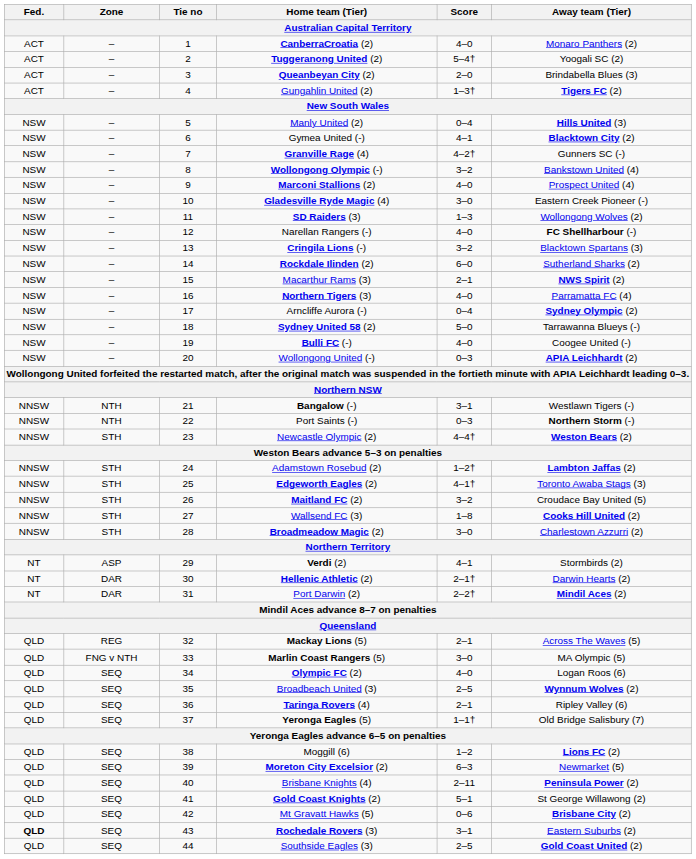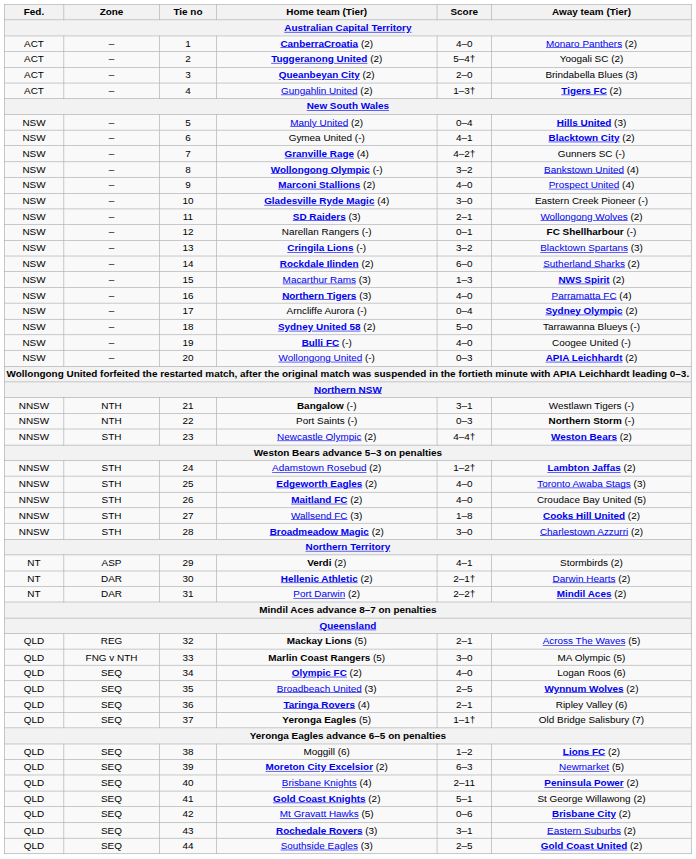(464, 216) 1–3 -> (464, 216) 2–1
(464, 232) 4–0 -> (464, 232) 0–1
(464, 279) 2–1 -> (464, 279) 1–3
(464, 484) 4–1† -> (464, 484) 4–0
(464, 500) 3–2 -> (464, 500) 4–0
(34, 830) bold -> (34, 830) normal
